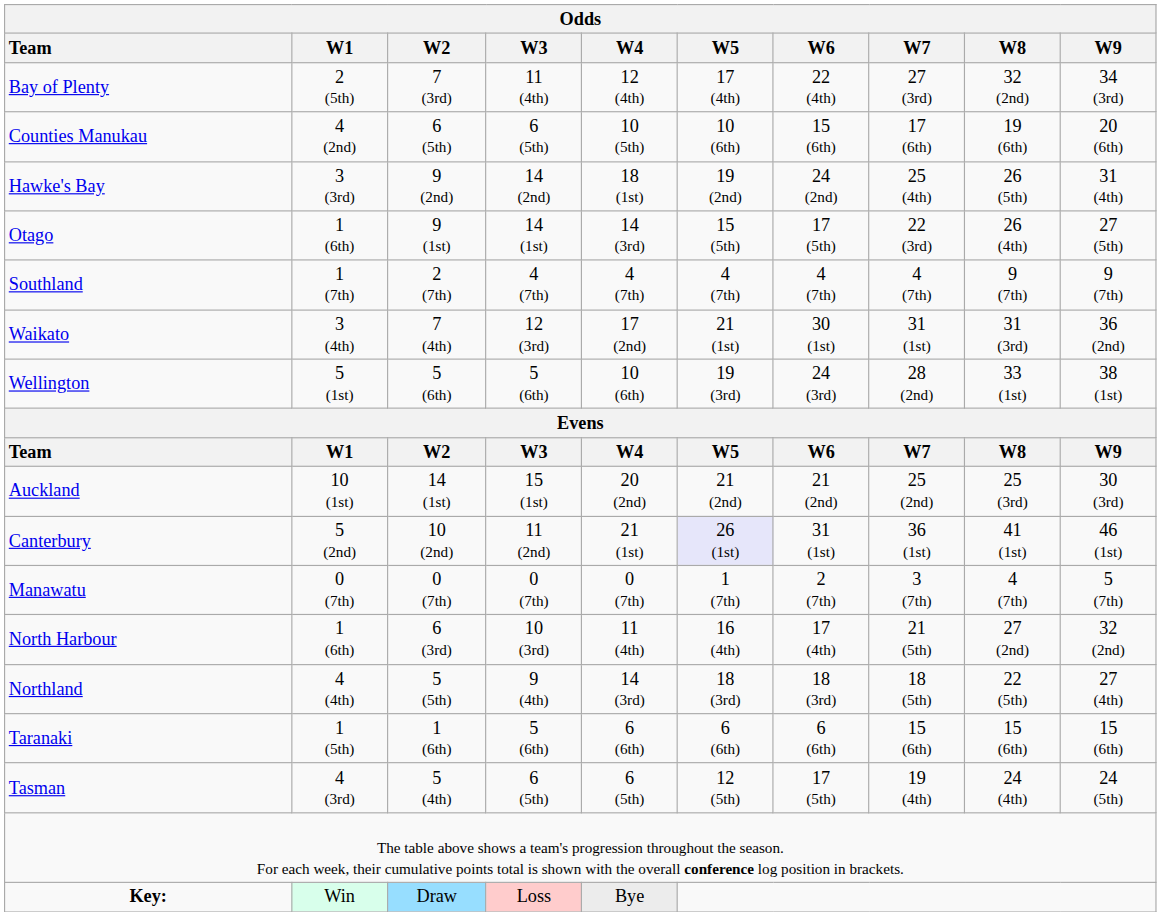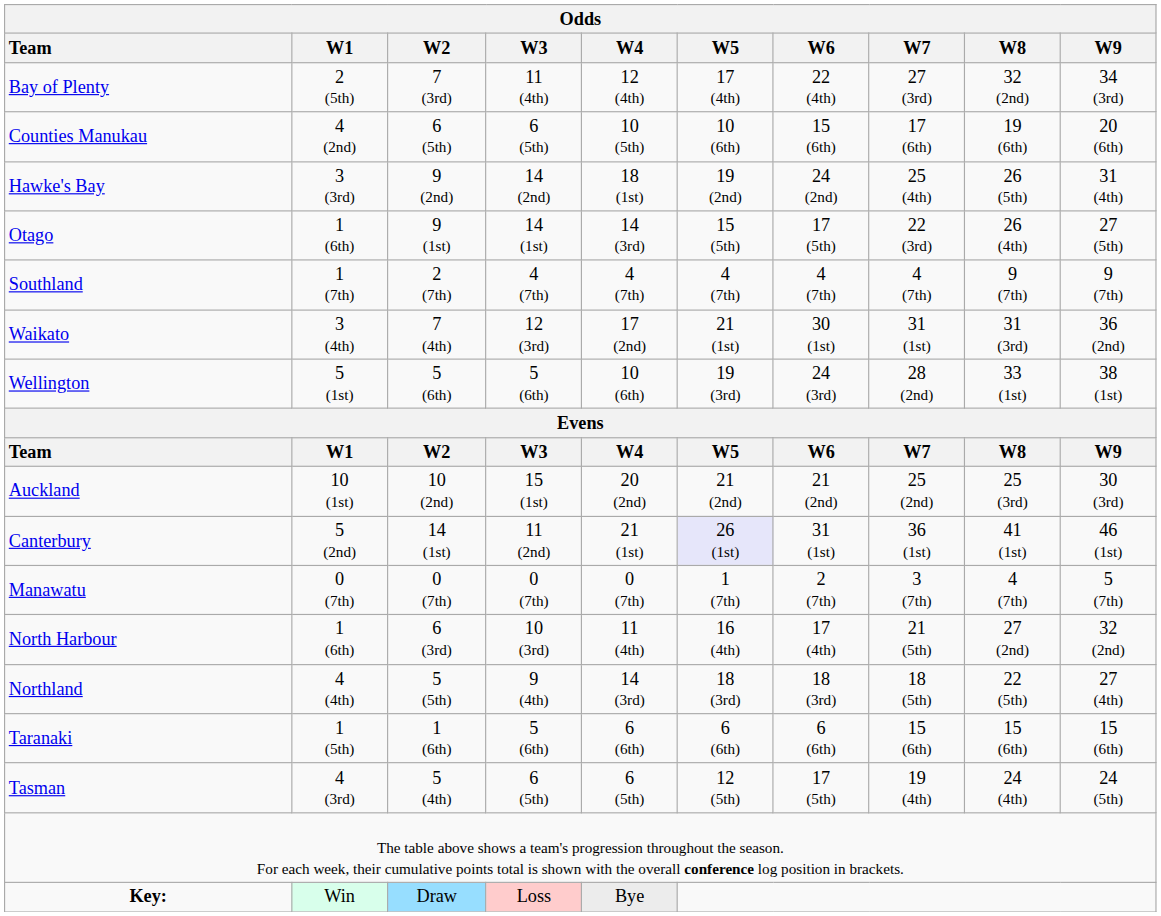(437, 491) 14 (1st) -> (437, 491) 10 (2nd)
(437, 540) 10 (2nd) -> (437, 540) 14 (1st)
